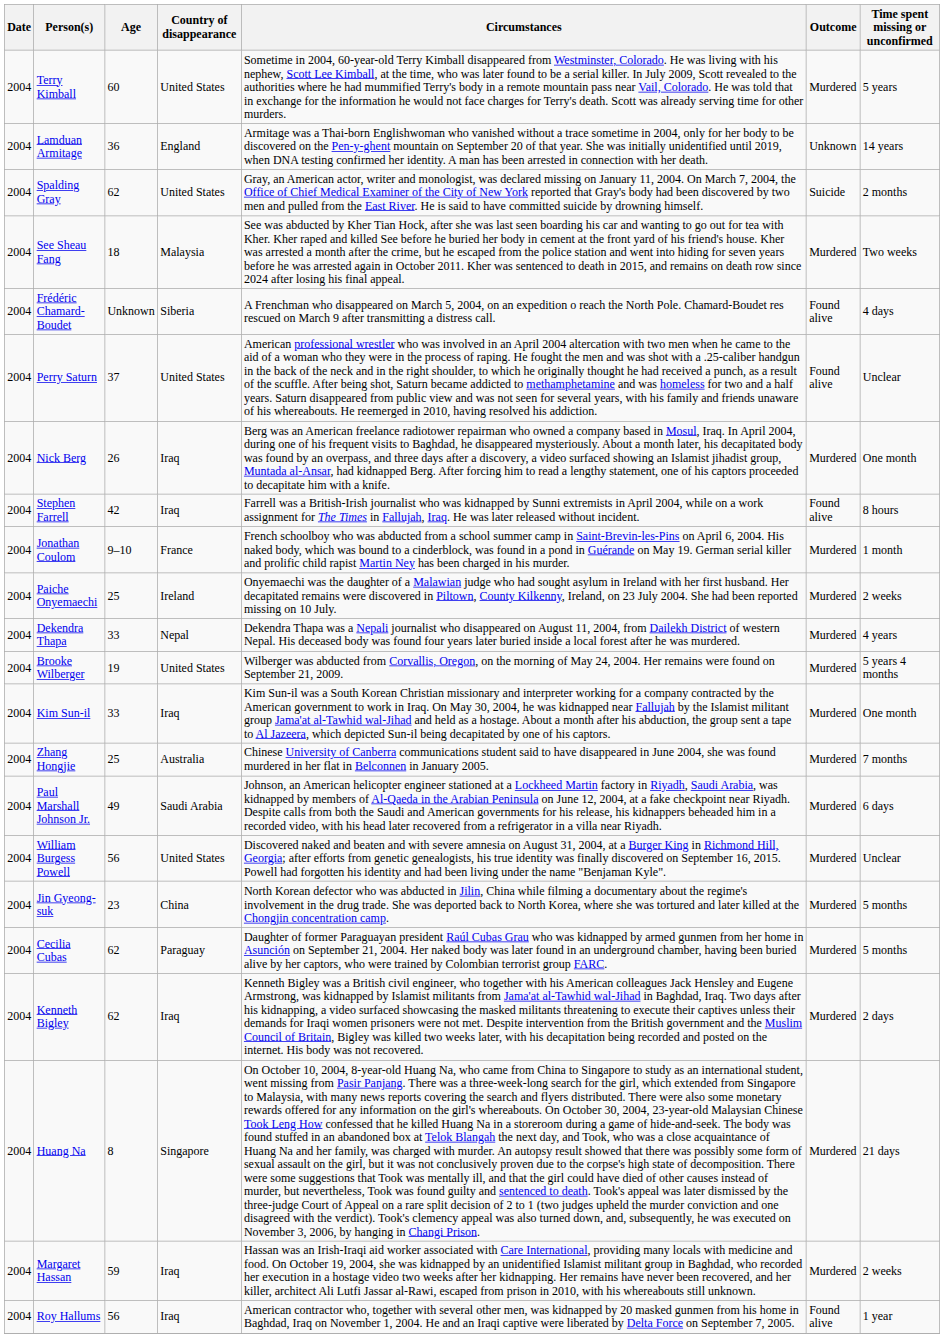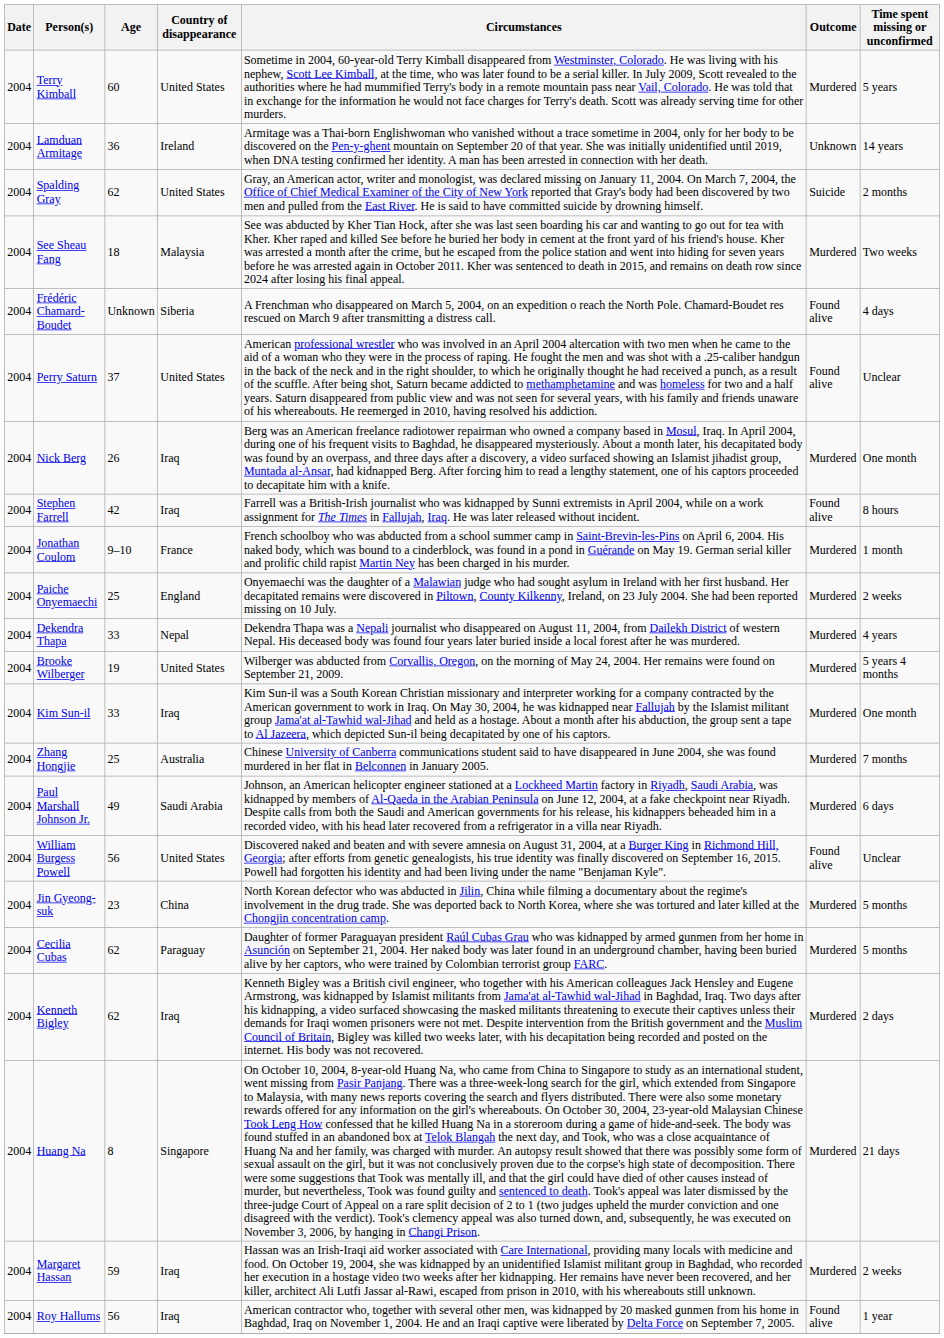(180, 146) England -> (177, 146) Ireland
(177, 595) Ireland -> (180, 595) England
(833, 858) Murdered -> (825, 858) Found alive
